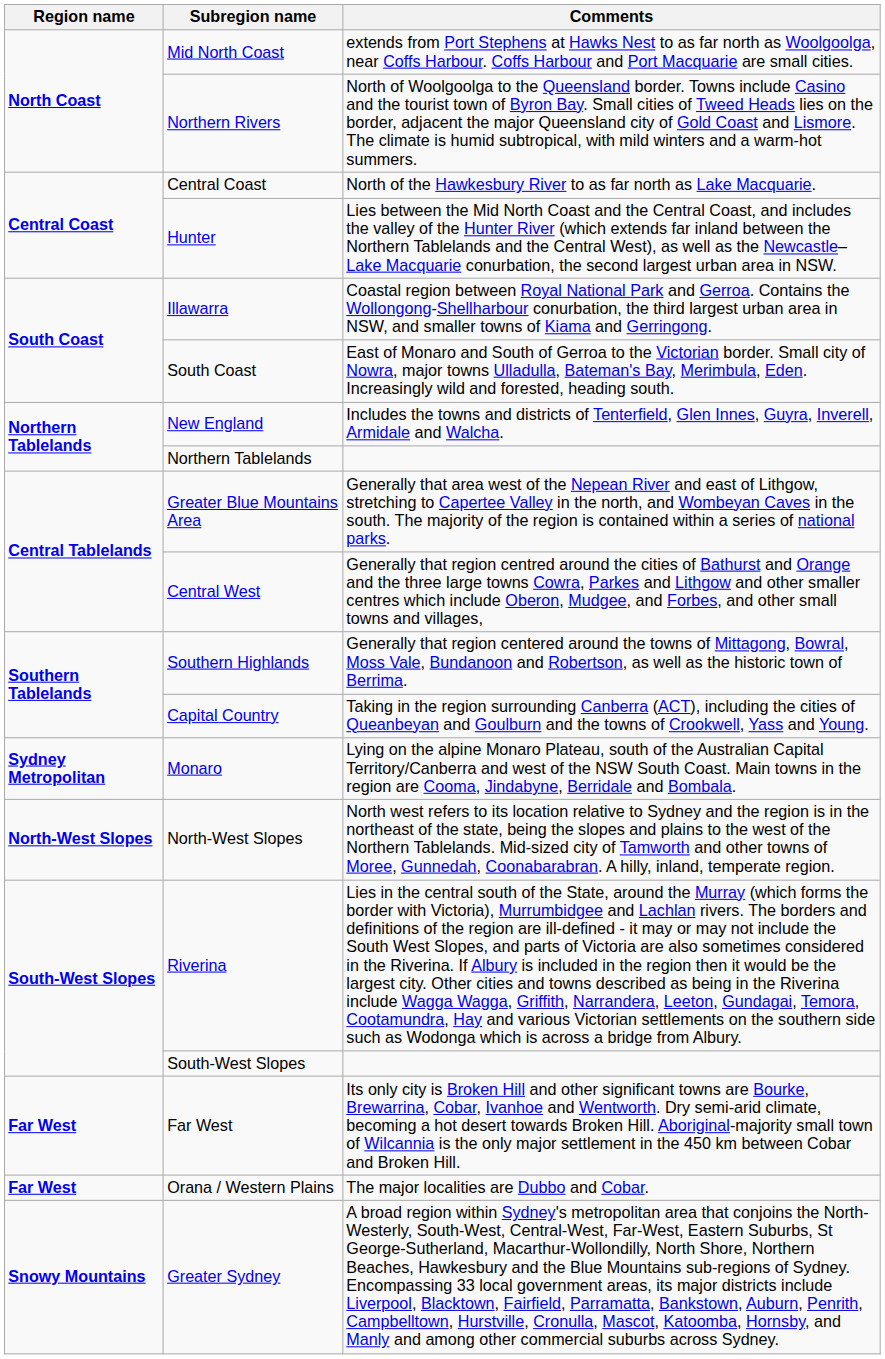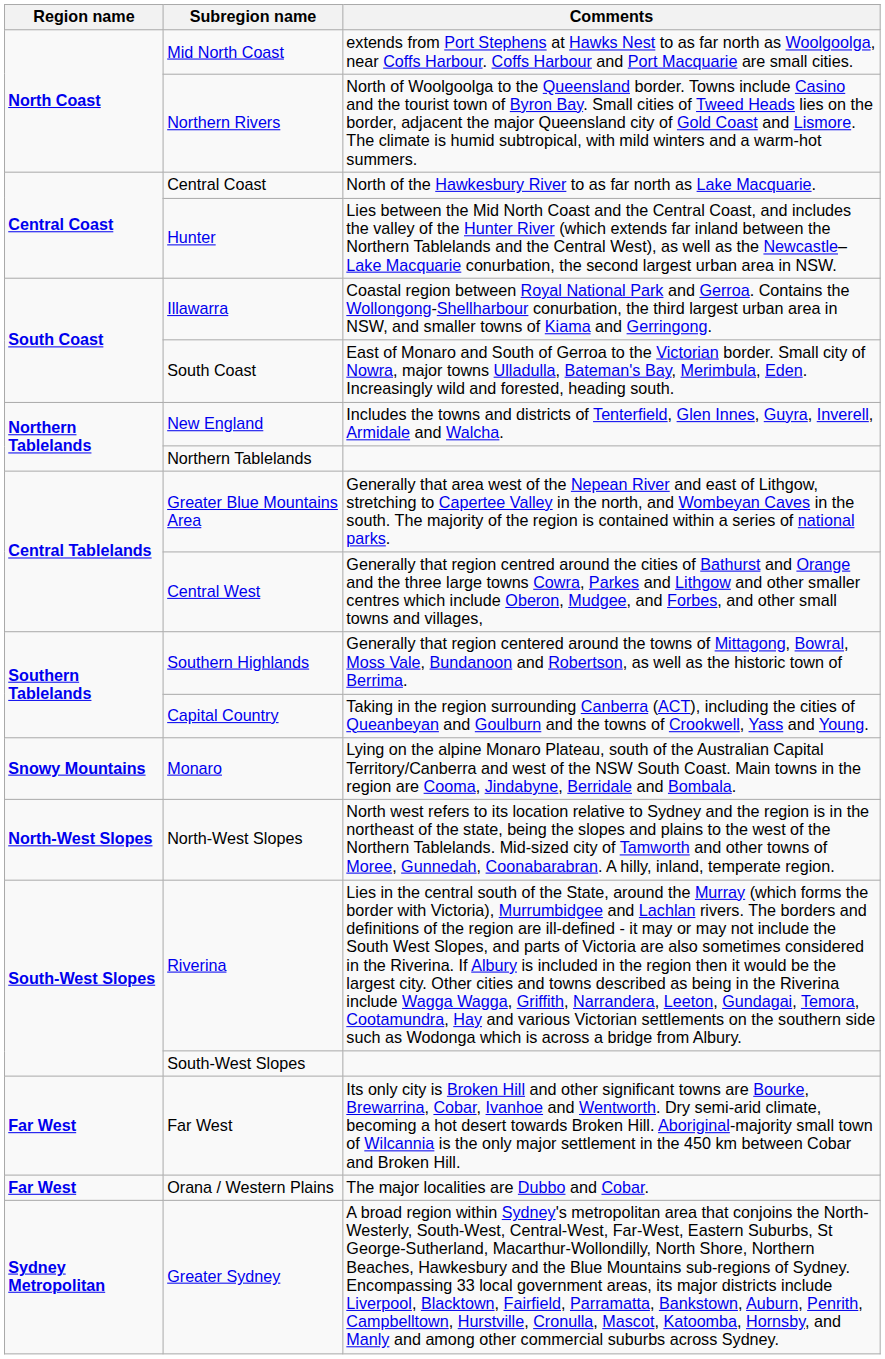(57, 768) Sydney Metropolitan -> (77, 768) Snowy Mountains
(77, 1276) Snowy Mountains -> (57, 1276) Sydney Metropolitan
